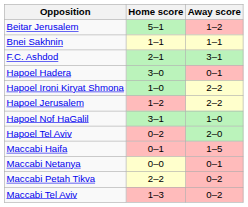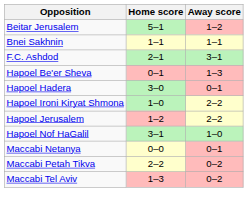+ row: (49, 73)
- row: (39, 133)
- row: (37, 149)
